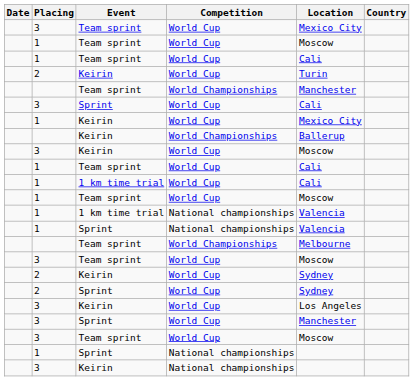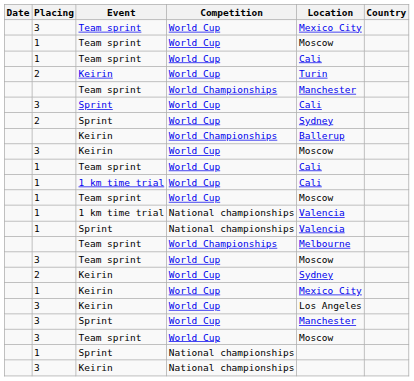rows swapped: (37, 120) <-> (37, 291)
